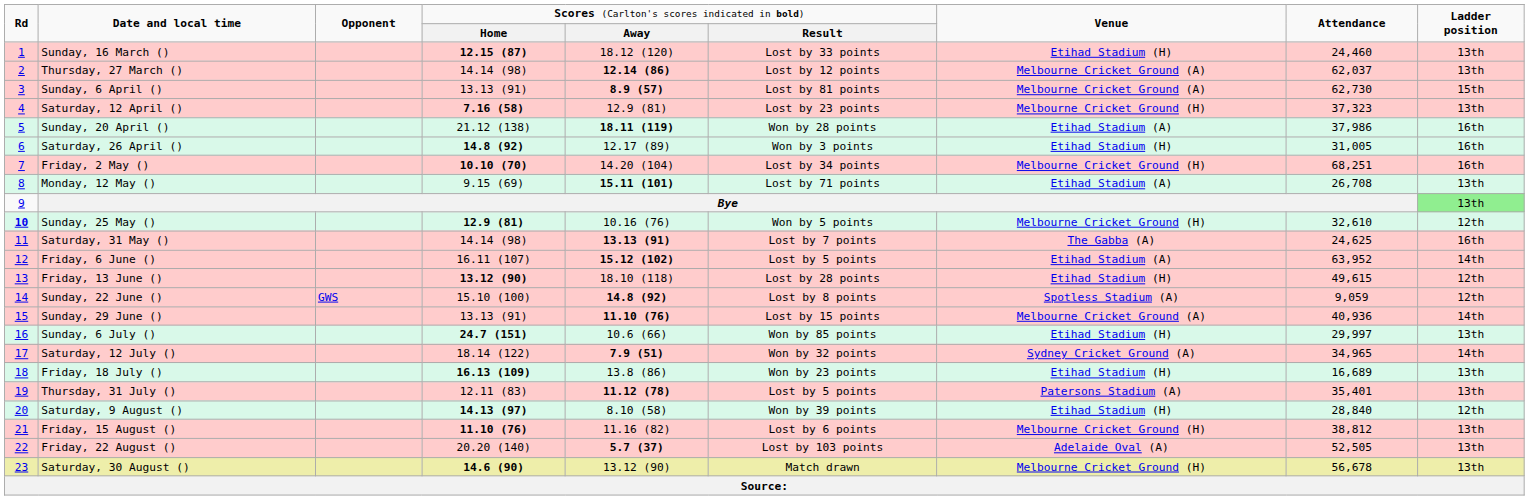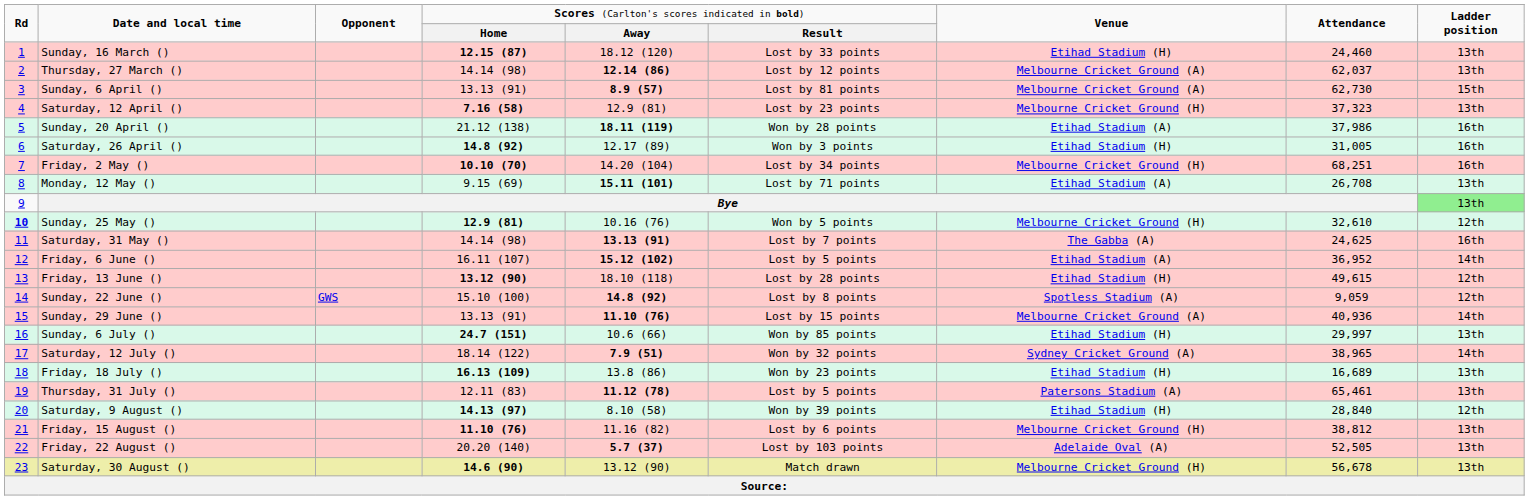(1352, 259) 63,952 -> (1352, 259) 36,952
(1352, 353) 34,965 -> (1352, 353) 38,965
(1352, 391) 35,401 -> (1352, 391) 65,461
